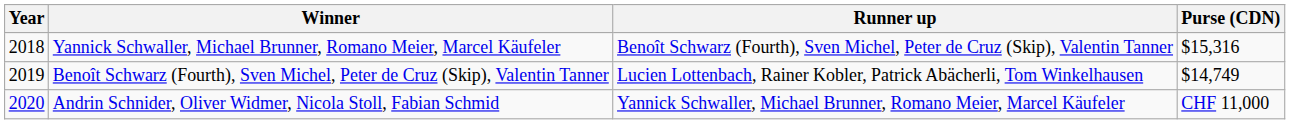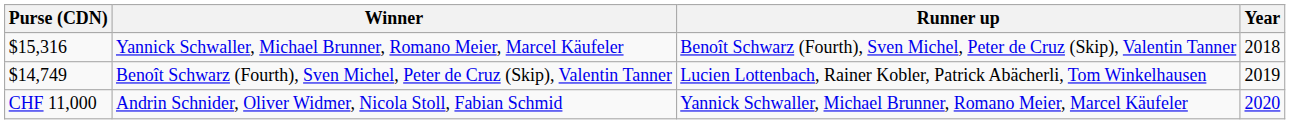columns swapped: (27, 18) <-> (1231, 18)
